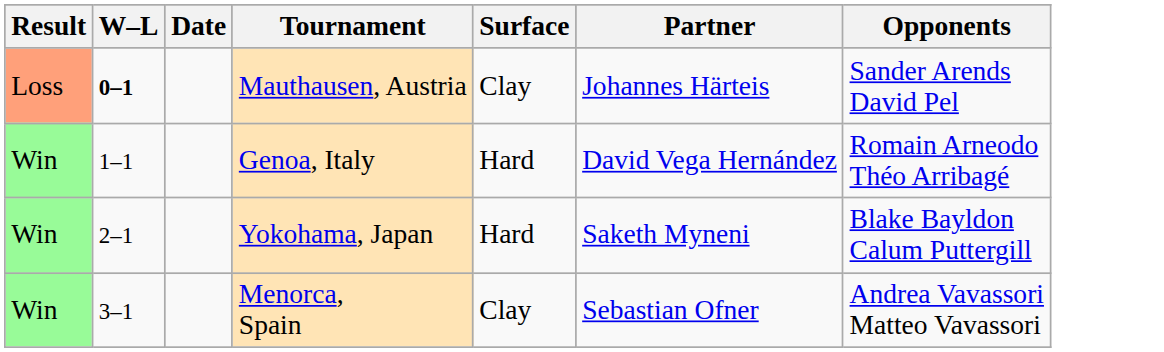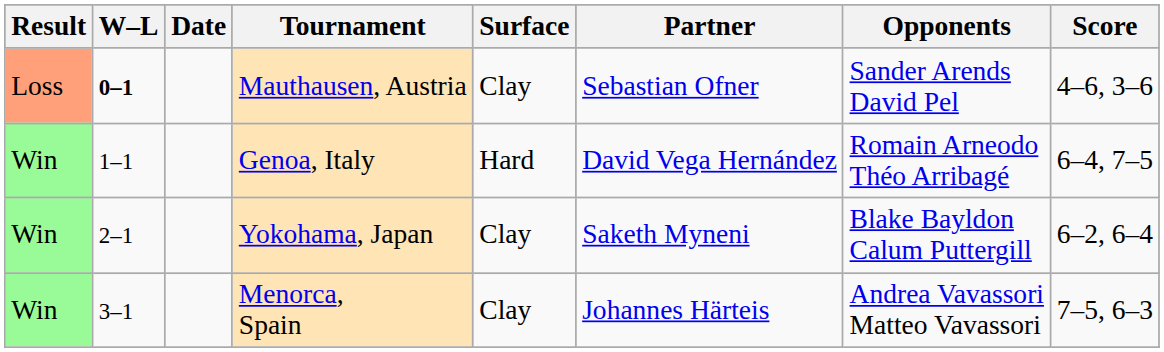+ column: (1105, 26)
(676, 85) Johannes Härteis -> (670, 85) Sebastian Ofner
(507, 234) Hard -> (505, 234) Clay
(670, 309) Sebastian Ofner -> (676, 309) Johannes Härteis
